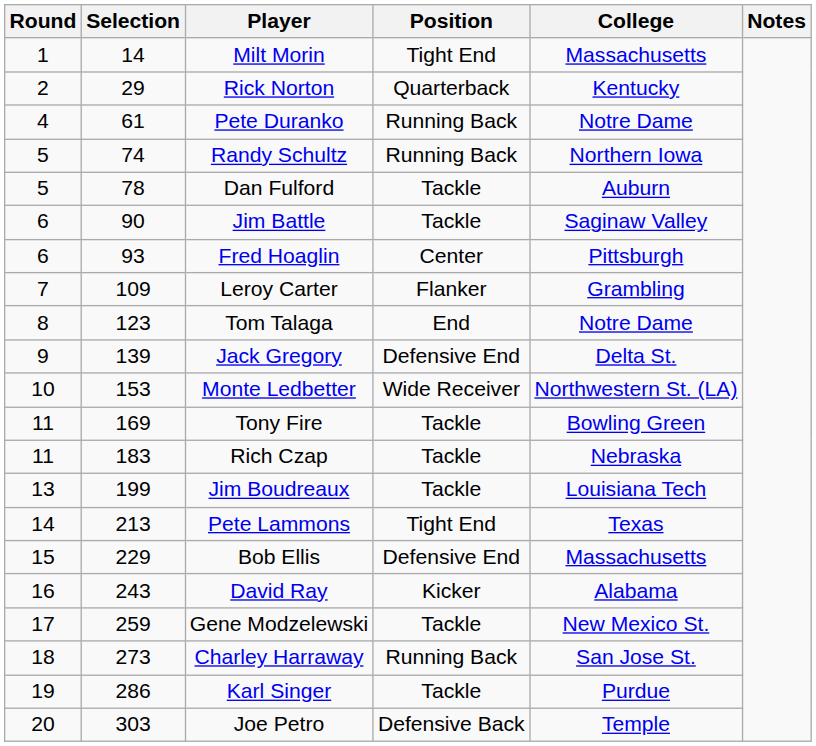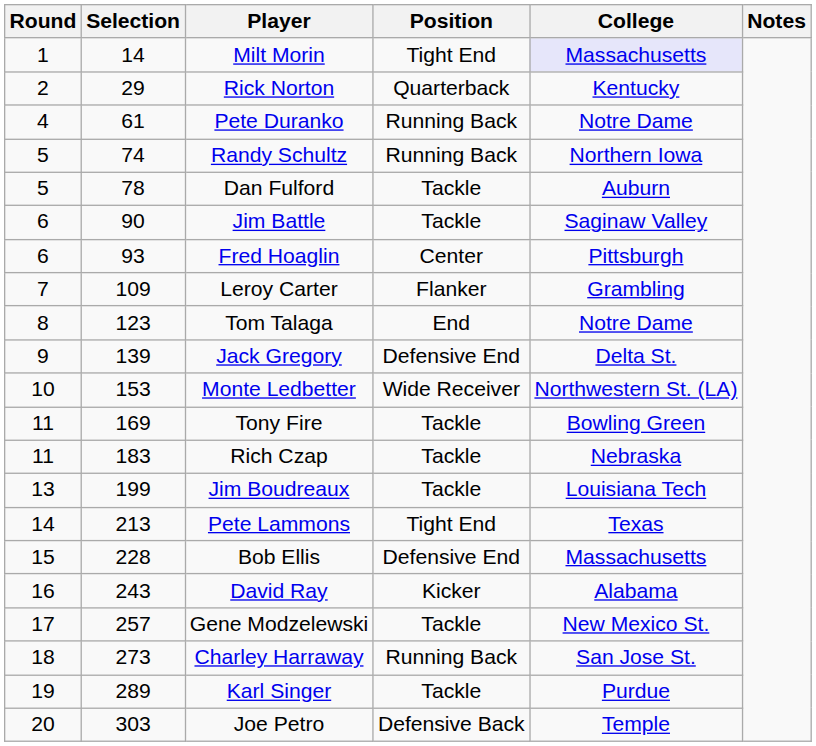(636, 54) no background -> (636, 54) lavender background
(133, 557) 229 -> (133, 557) 228
(133, 624) 259 -> (133, 624) 257
(133, 691) 286 -> (133, 691) 289
